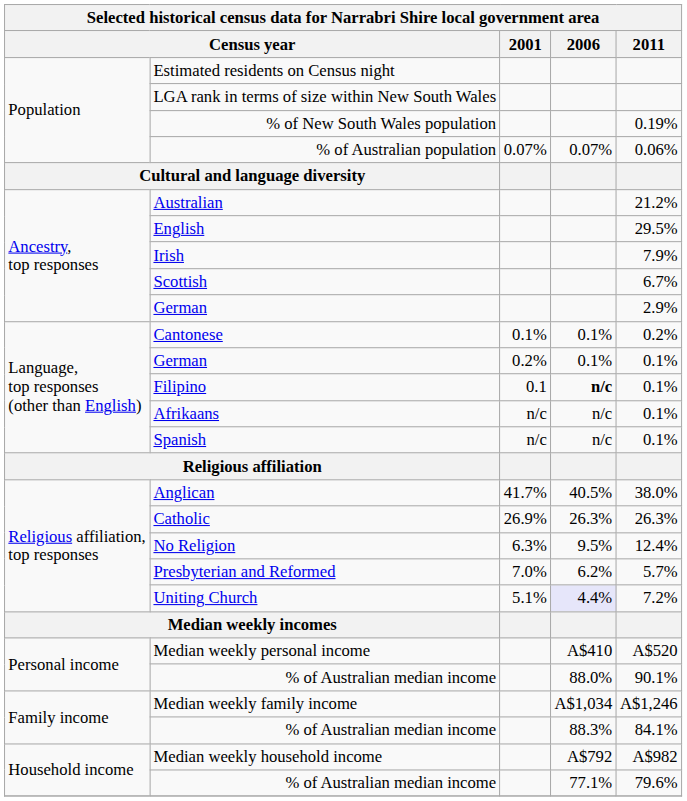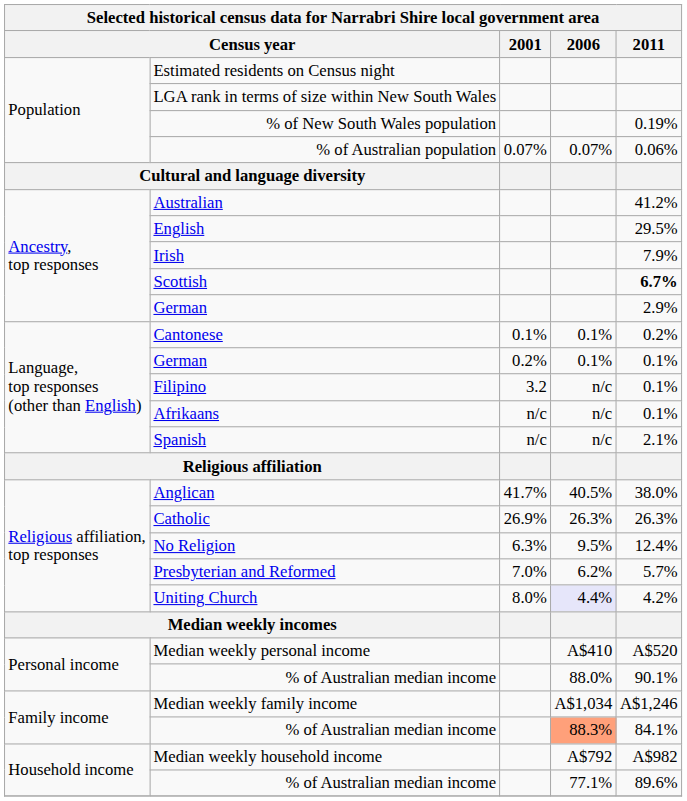(656, 202) 21.2% -> (656, 202) 41.2%
(660, 281) normal -> (659, 281) bold
(536, 387) 0.1 -> (536, 387) 3.2
(600, 387) bold -> (600, 387) normal
(658, 439) 0.1% -> (658, 439) 2.1%
(529, 598) 5.1% -> (529, 598) 8.0%
(658, 598) 7.2% -> (658, 598) 4.2%
(591, 730) no background -> (591, 730) lightsalmon background
(656, 783) 79.6% -> (656, 783) 89.6%
